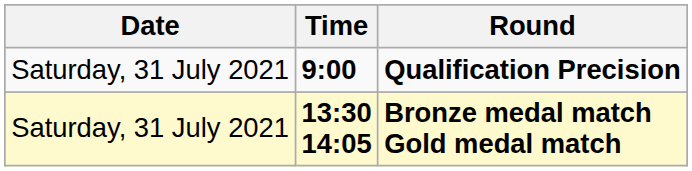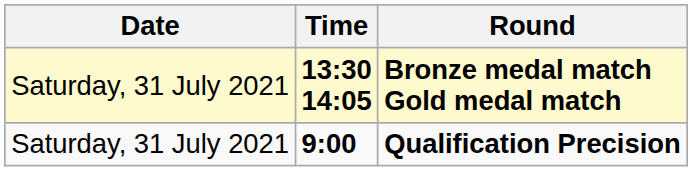rows swapped: (532, 69) <-> (518, 128)
